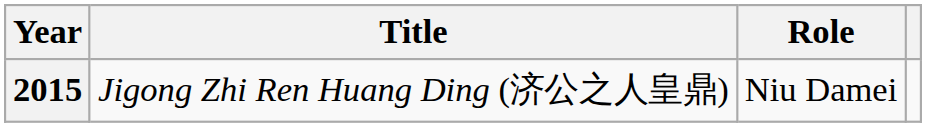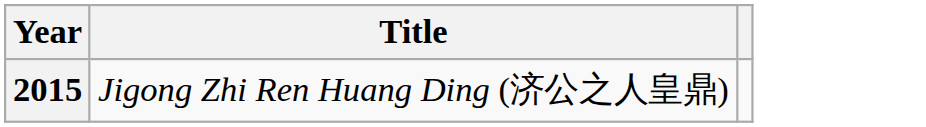- column: (821, 31)
